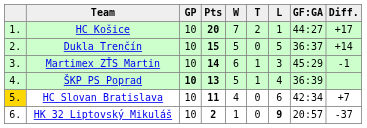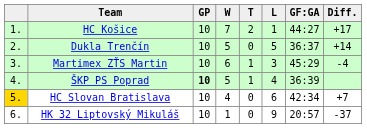- column: (213, 13)
(344, 64) -1 -> (343, 64) -4
(279, 115) bold -> (274, 115) normal
